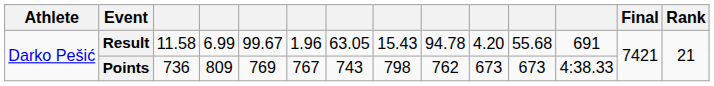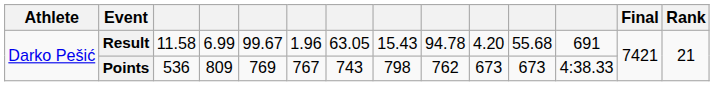(176, 69) 736 -> (176, 69) 536
